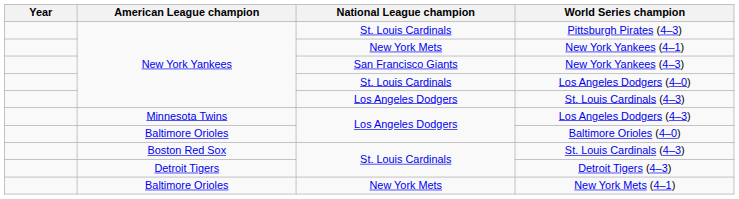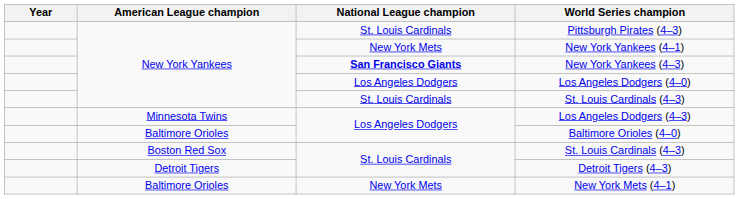(406, 64) normal -> (406, 64) bold
(406, 82) St. Louis Cardinals -> (406, 82) Los Angeles Dodgers
(406, 99) Los Angeles Dodgers -> (406, 99) St. Louis Cardinals
